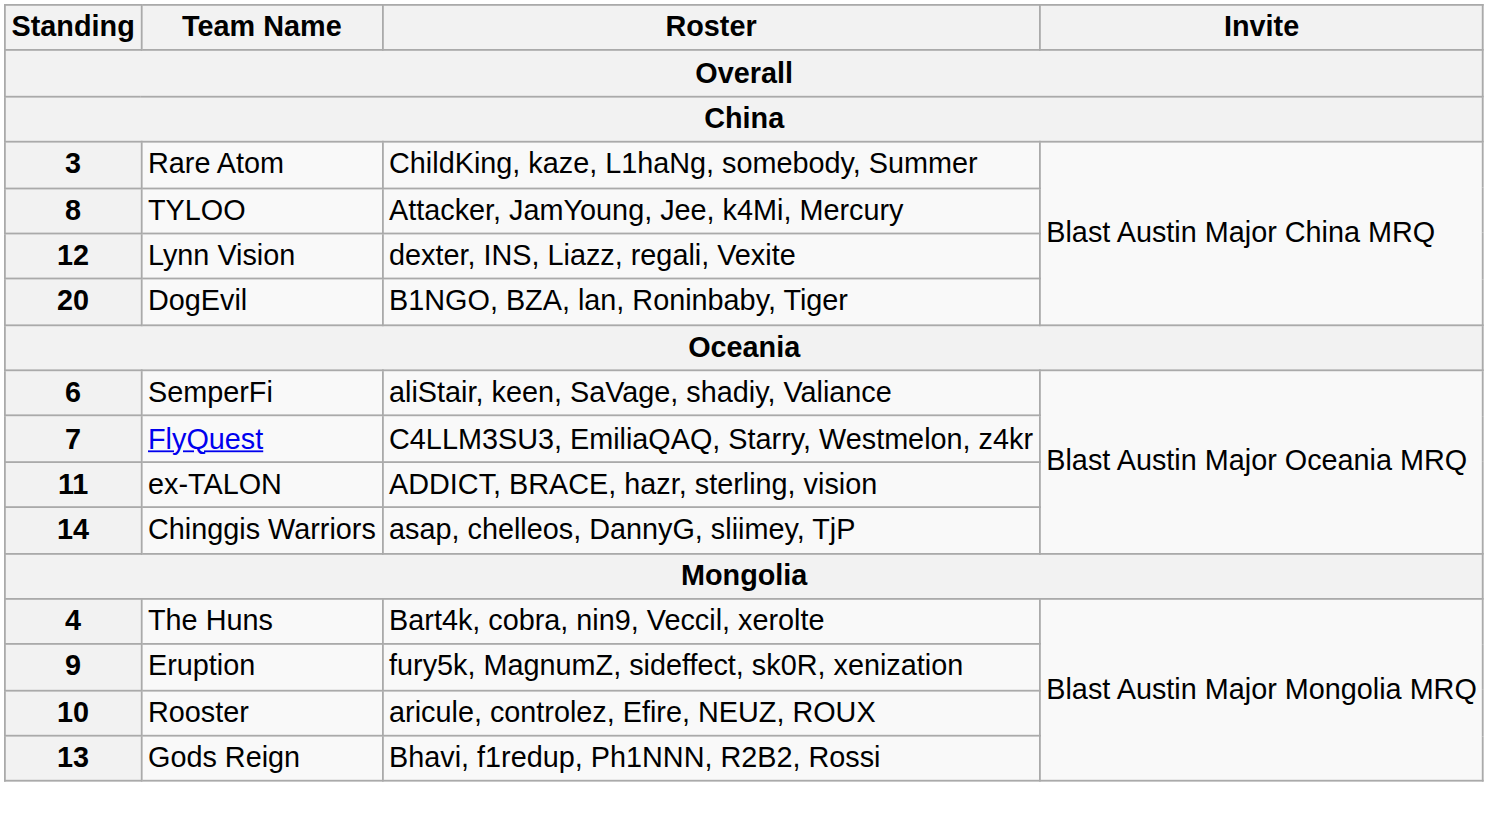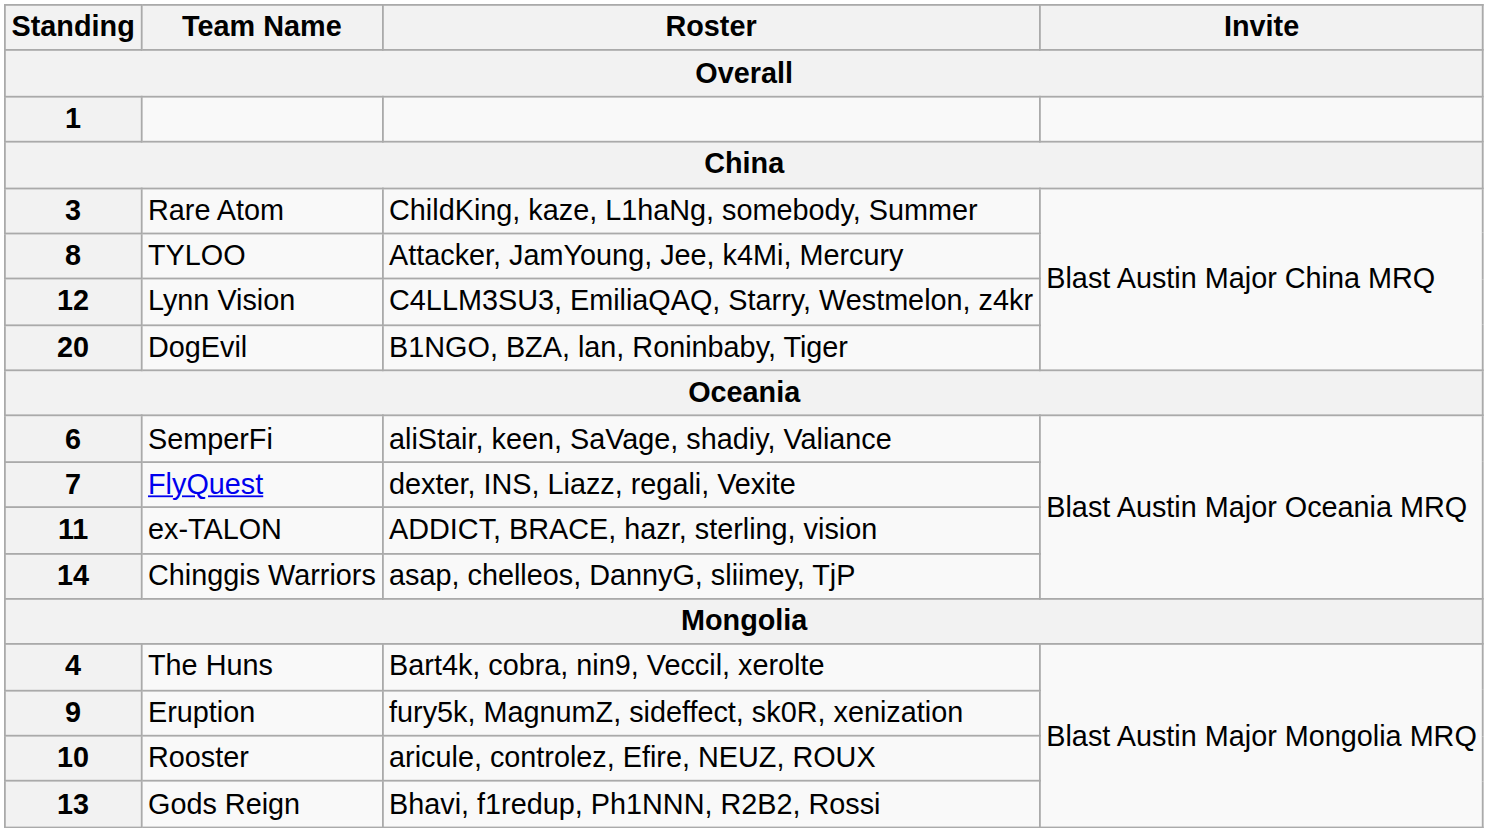+ row: (73, 118)
(592, 255) dexter, INS, Liazz, regali, Vexite -> (711, 301) C4LLM3SU3, EmiliaQAQ, Starry, Westmelon, z4kr
(711, 438) C4LLM3SU3, EmiliaQAQ, Starry, Westmelon, z4kr -> (592, 484) dexter, INS, Liazz, regali, Vexite
